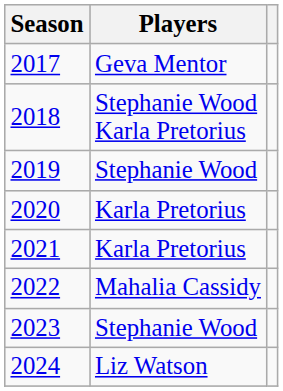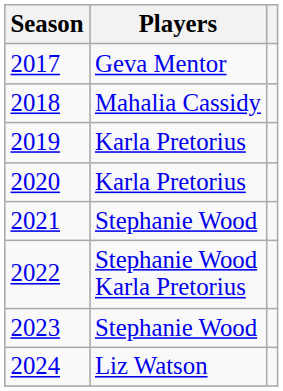(176, 116) Stephanie Wood Karla Pretorius -> (178, 102) Mahalia Cassidy
(176, 170) Stephanie Wood -> (170, 142) Karla Pretorius
(170, 248) Karla Pretorius -> (176, 220) Stephanie Wood
(178, 288) Mahalia Cassidy -> (176, 274) Stephanie Wood Karla Pretorius
